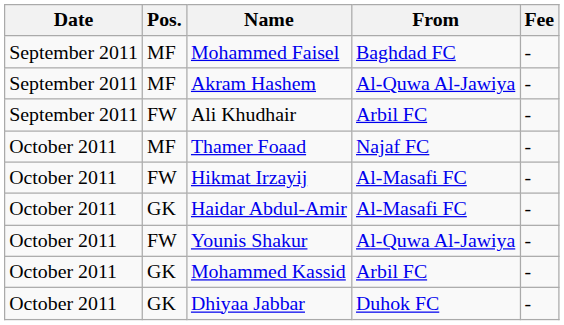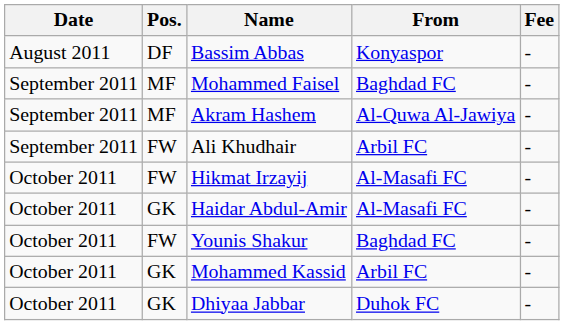+ row: (247, 51)
- row: (249, 146)
(436, 240) Al-Quwa Al-Jawiya -> (406, 240) Baghdad FC
